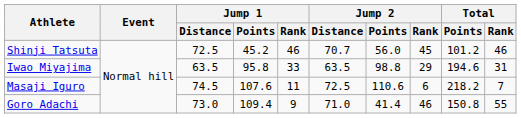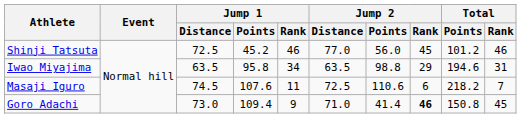(337, 49) 70.7 -> (337, 49) 77.0
(293, 67) 33 -> (293, 67) 34
(425, 104) normal -> (425, 104) bold
(501, 104) 55 -> (501, 104) 45
